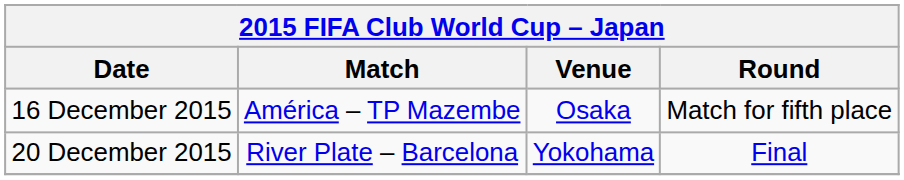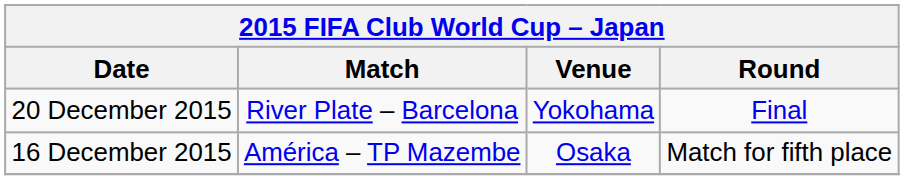rows swapped: (122, 110) <-> (122, 153)
